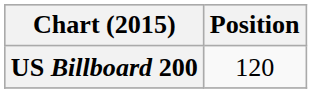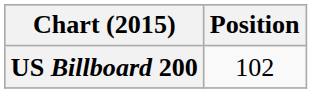(255, 66) 120 -> (255, 66) 102
